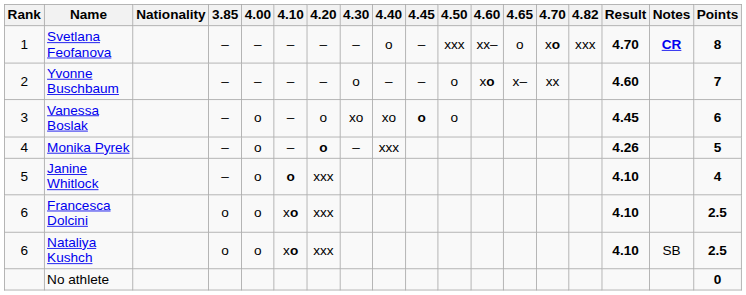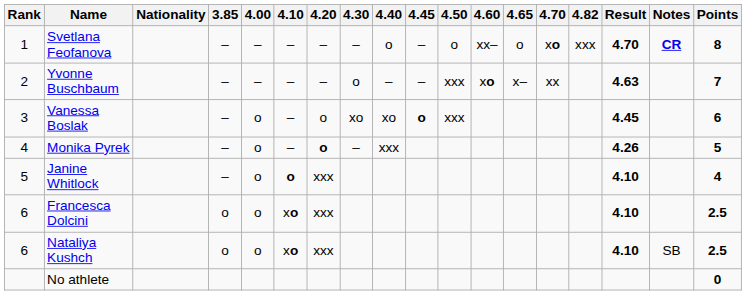(454, 44) xxx -> (454, 44) o
(454, 81) o -> (454, 81) xxx
(626, 81) 4.60 -> (626, 81) 4.63
(454, 118) o -> (454, 118) xxx
